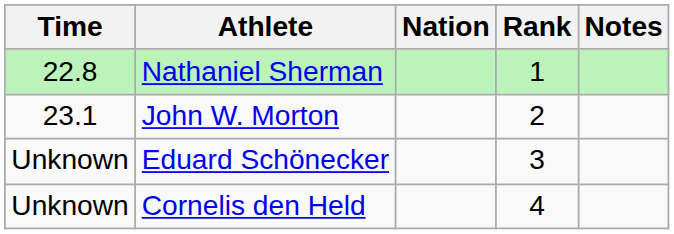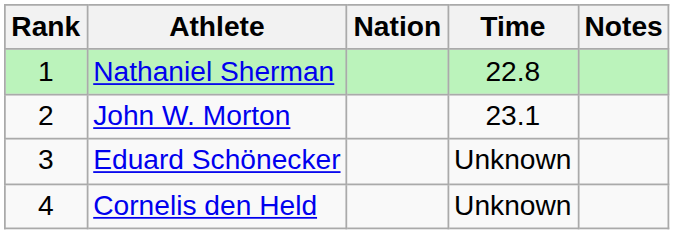columns swapped: (537, 26) <-> (70, 26)
